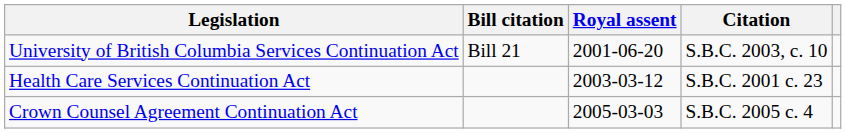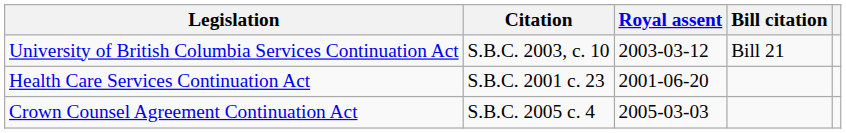columns swapped: (756, 19) <-> (516, 19)
(618, 50) 2001-06-20 -> (664, 50) 2003-03-12
(618, 81) 2003-03-12 -> (664, 81) 2001-06-20
